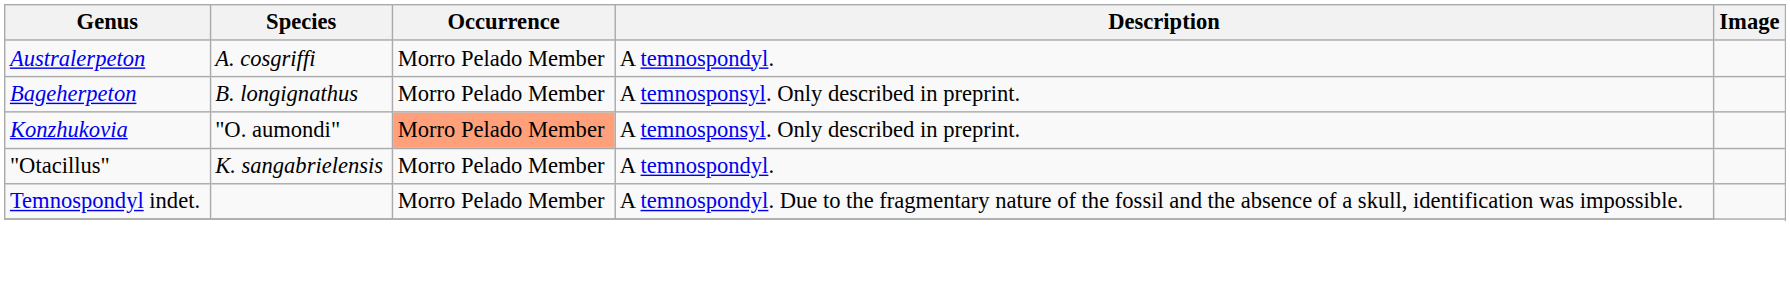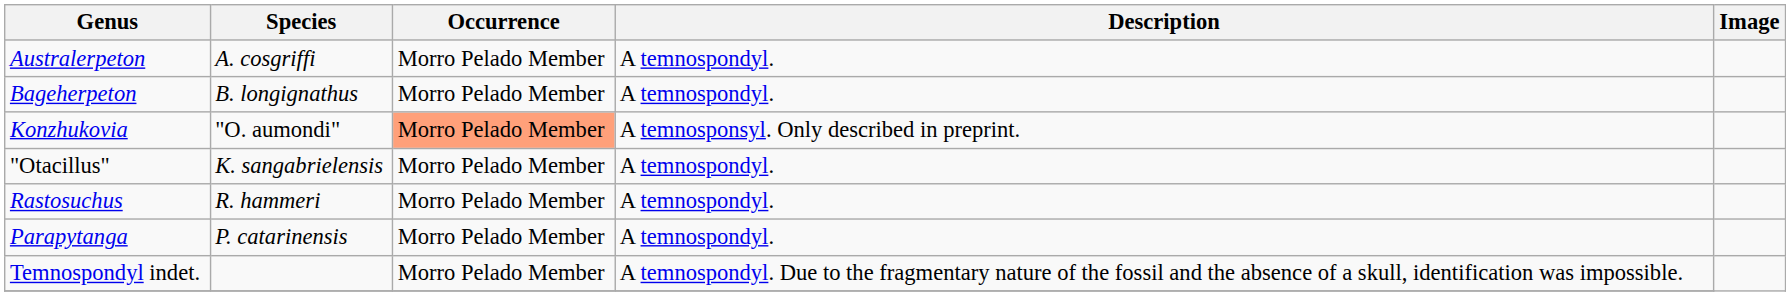(820, 93) A temnosponsyl. Only described in preprint. -> (697, 93) A temnospondyl.
+ row: (66, 201)
+ row: (69, 237)
